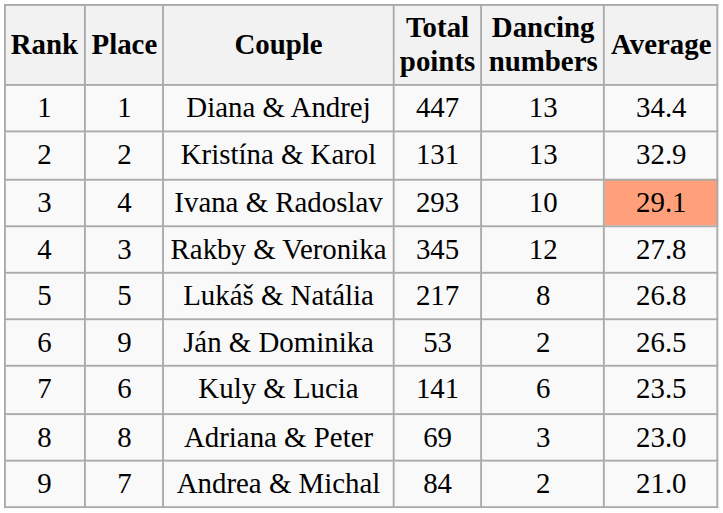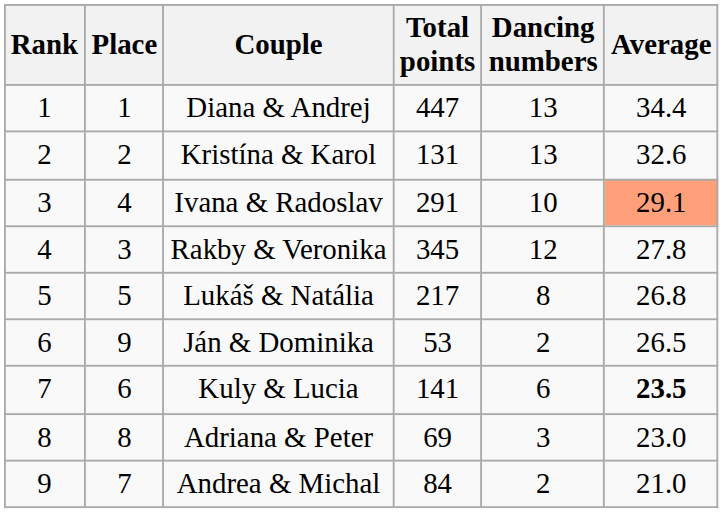(661, 155) 32.9 -> (661, 155) 32.6
(438, 201) 293 -> (438, 201) 291
(661, 389) normal -> (661, 389) bold
